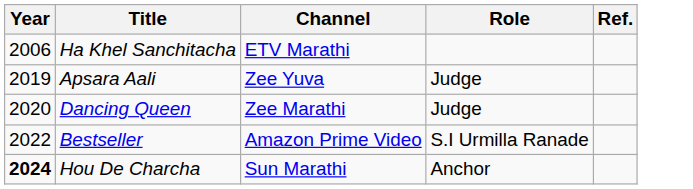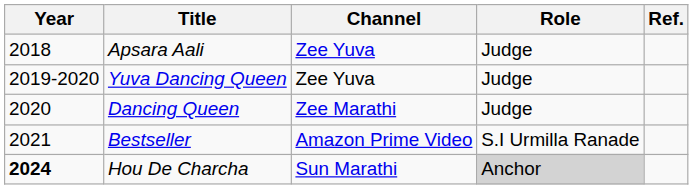- row: (148, 49)
(30, 79) 2019 -> (30, 49) 2018
+ row: (197, 79)
(30, 139) 2022 -> (30, 139) 2021
(460, 169) no background -> (511, 169) lightgrey background
